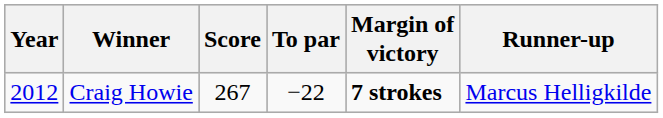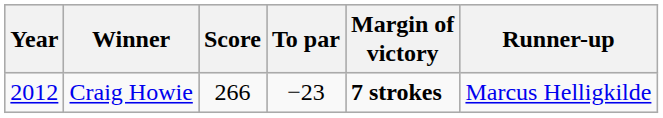(232, 92) 267 -> (232, 92) 266
(306, 92) −22 -> (306, 92) −23
